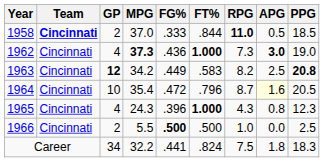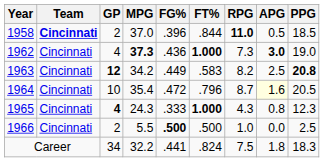(175, 33) .333 -> (175, 33) .396
(117, 109) normal -> (117, 109) bold
(175, 109) .396 -> (175, 109) .333
